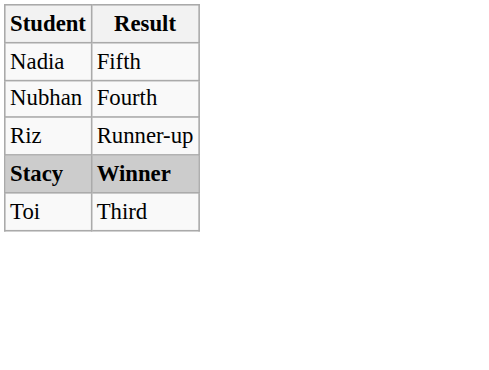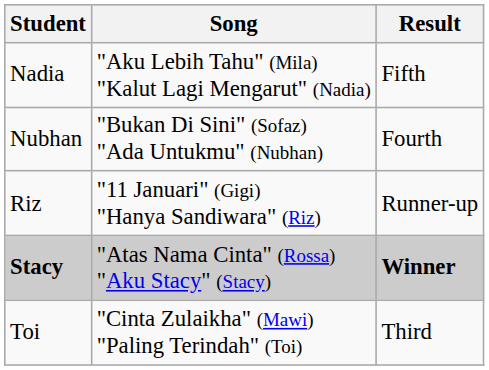+ column: (234, 23)
